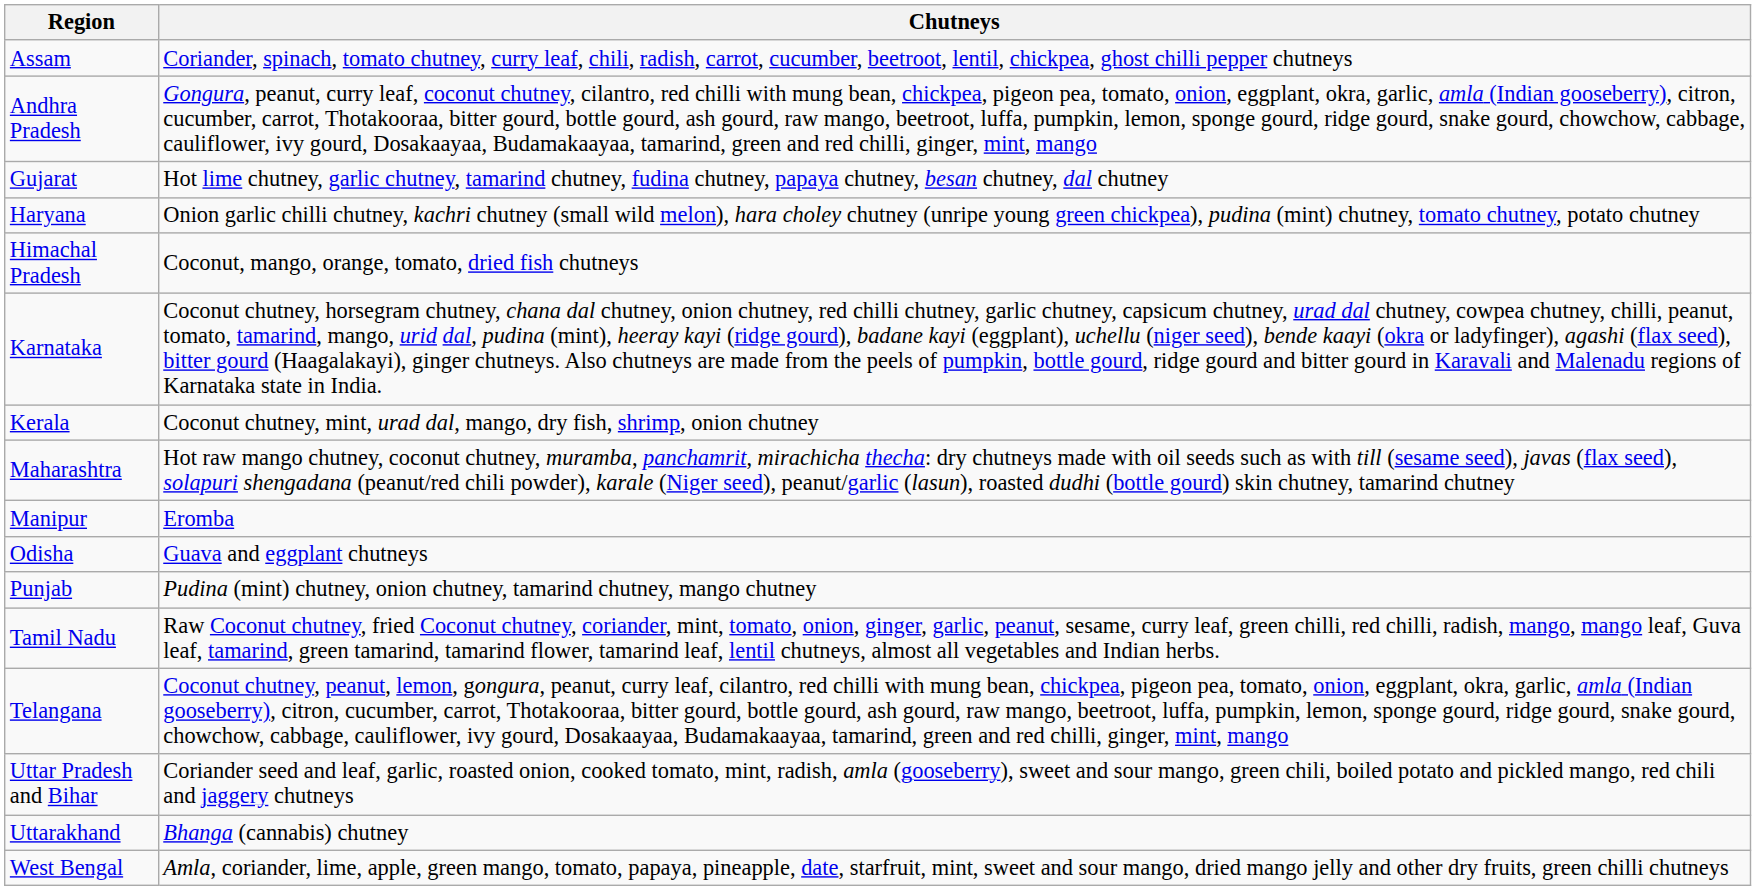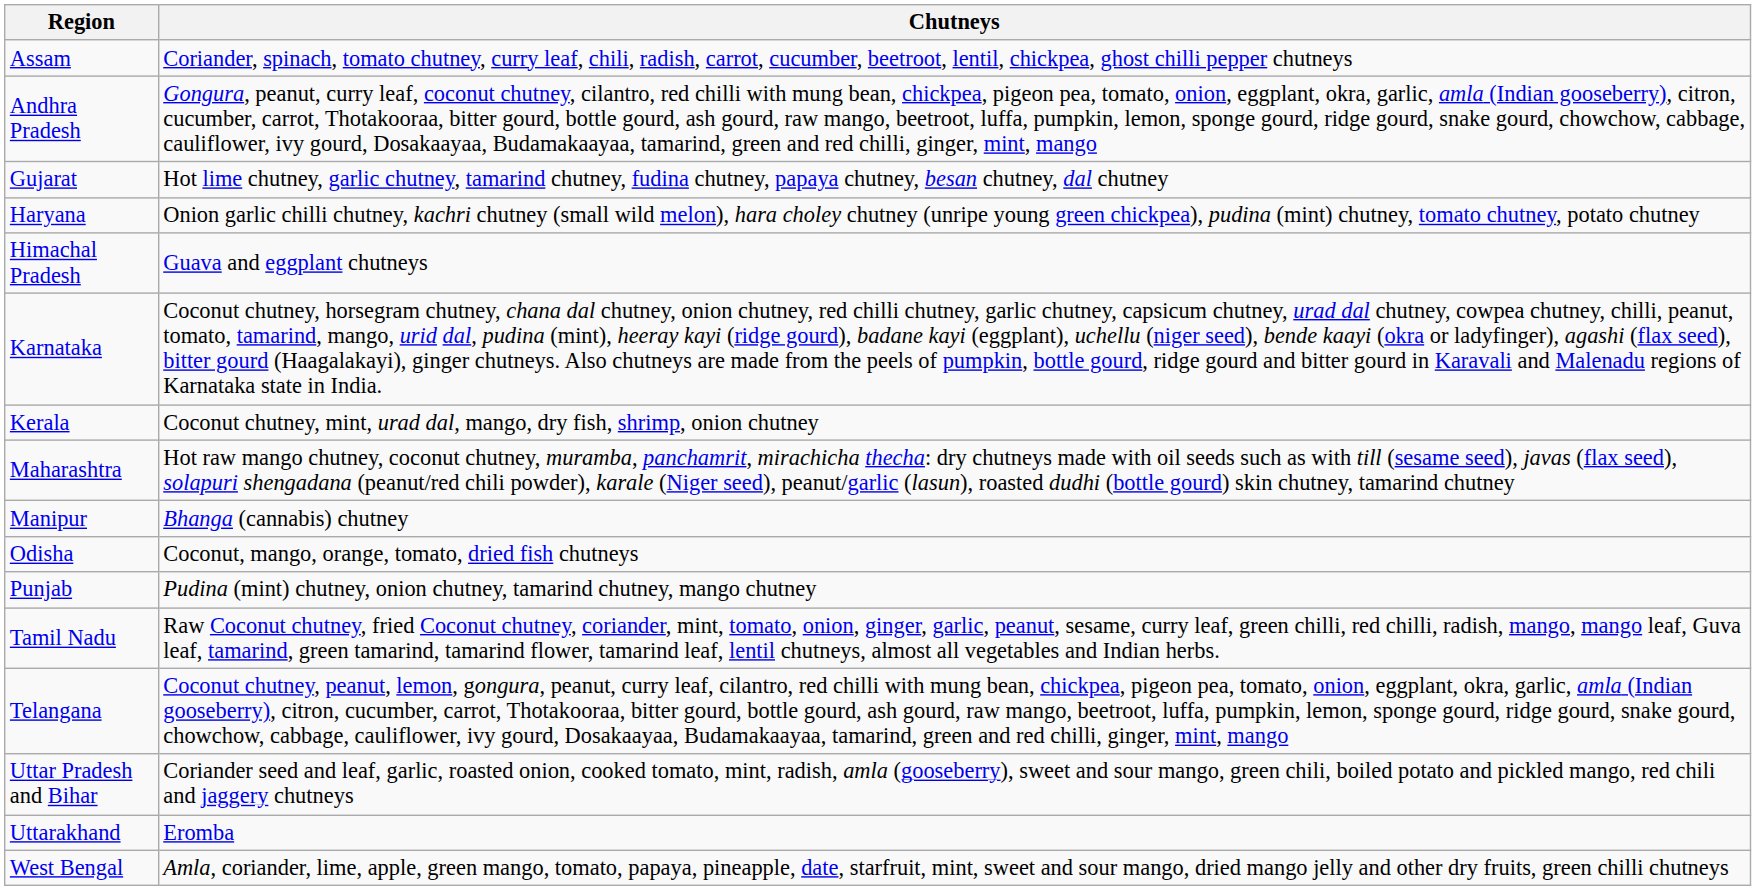(401, 262) Coconut, mango, orange, tomato, dried fish chutneys -> (295, 262) Guava and eggplant chutneys
(199, 518) Eromba -> (286, 518) Bhanga (cannabis) chutney
(295, 553) Guava and eggplant chutneys -> (401, 553) Coconut, mango, orange, tomato, dried fish chutneys
(286, 832) Bhanga (cannabis) chutney -> (199, 832) Eromba
